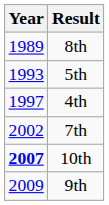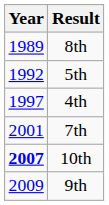(26, 74) 1993 -> (26, 74) 1992
(26, 130) 2002 -> (26, 130) 2001
